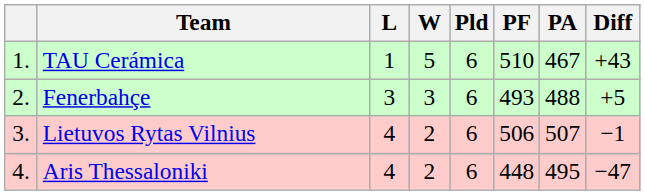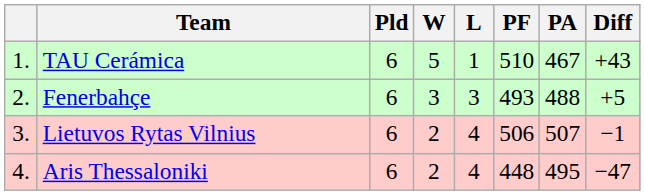columns swapped: (472, 23) <-> (389, 23)
